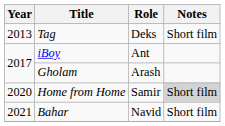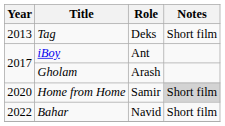(20, 111) 2021 -> (20, 111) 2022
